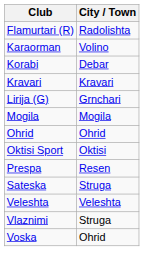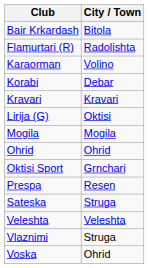+ row: (43, 30)
(100, 99) Grnchari -> (97, 116) Oktisi
(93, 151) Oktisi -> (105, 168) Grnchari
